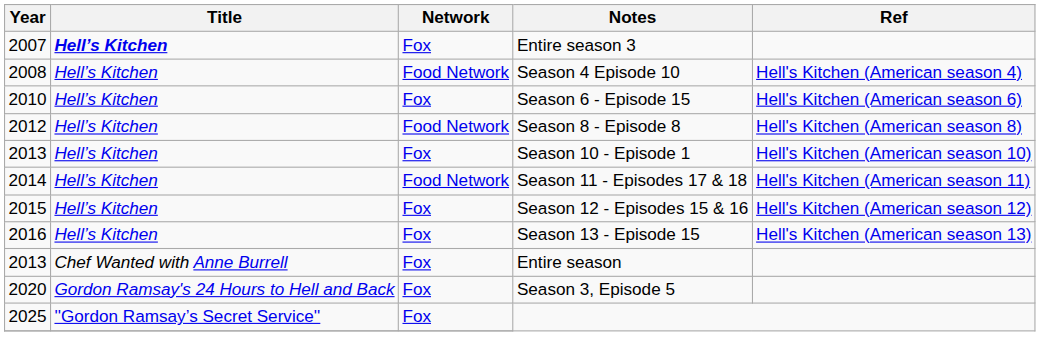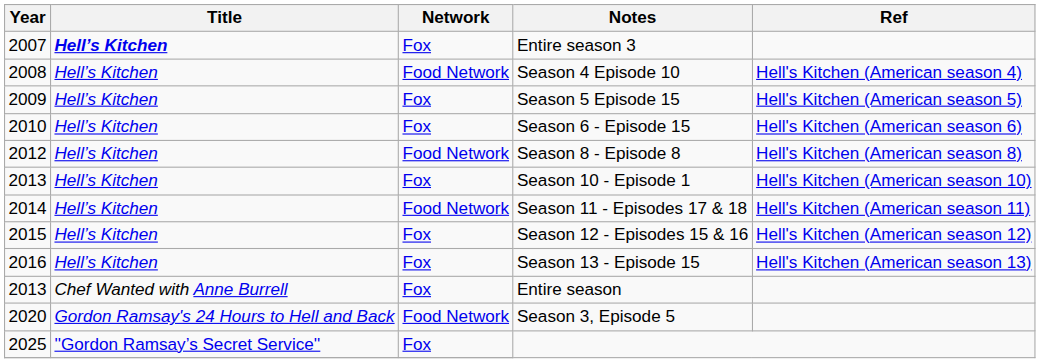+ row: (28, 99)
(417, 289) Fox -> (456, 316) Food Network
